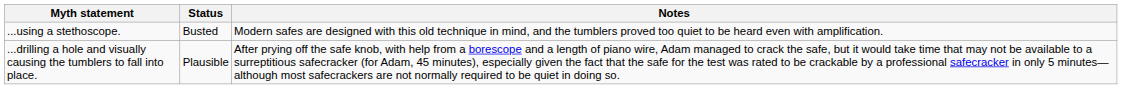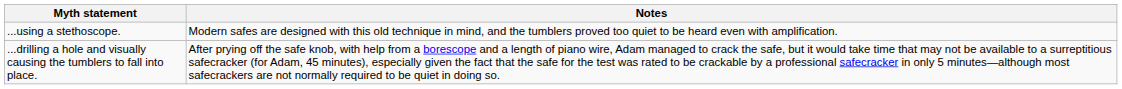- column: (206, 13)
